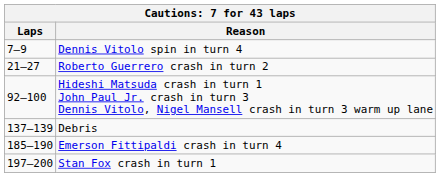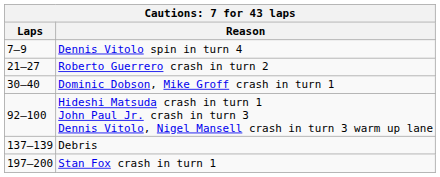+ row: (196, 85)
- row: (170, 145)
